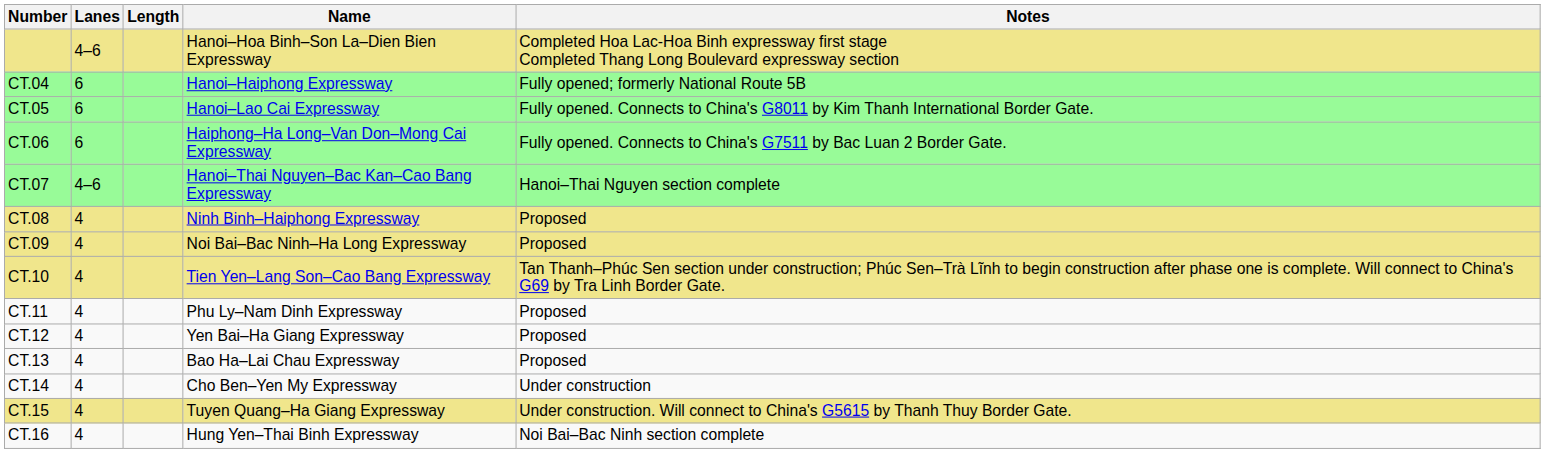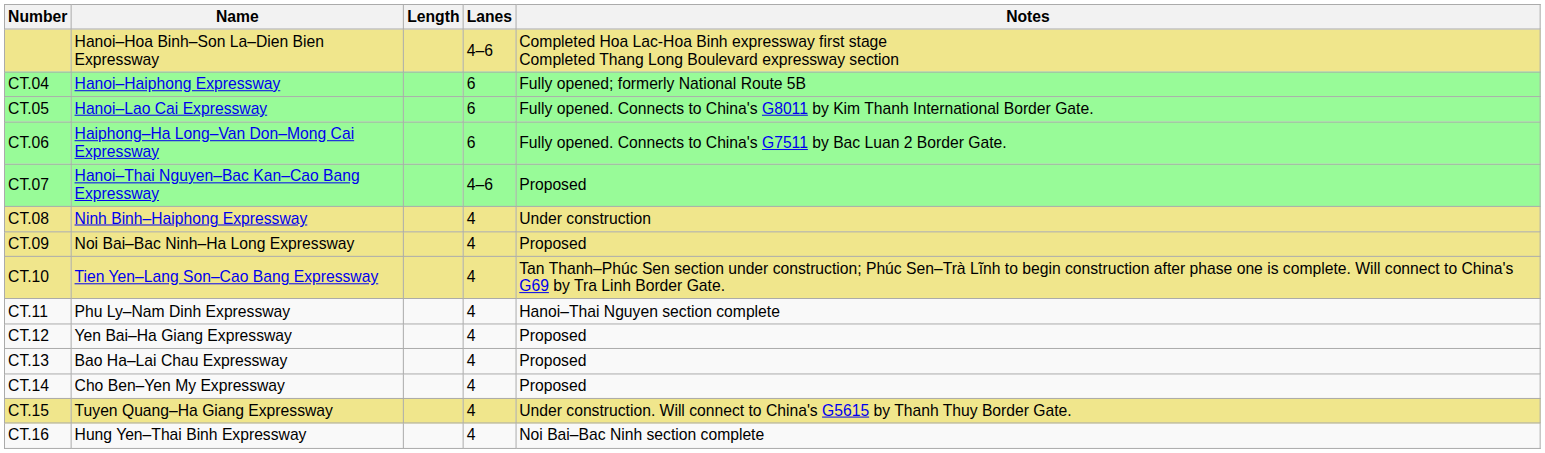columns swapped: (349, 16) <-> (97, 16)
(650, 185) Hanoi–Thai Nguyen section complete -> (553, 185) Proposed
(553, 219) Proposed -> (585, 219) Under construction
(553, 311) Proposed -> (650, 311) Hanoi–Thai Nguyen section complete
(585, 385) Under construction -> (553, 385) Proposed
